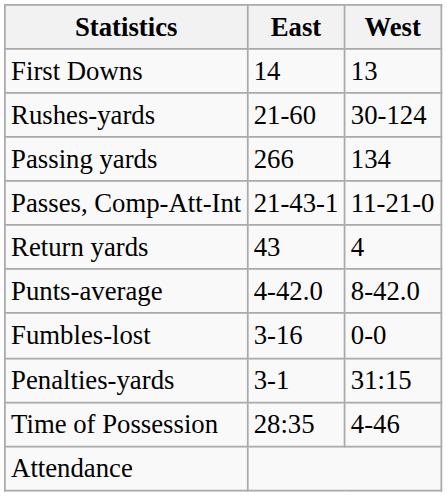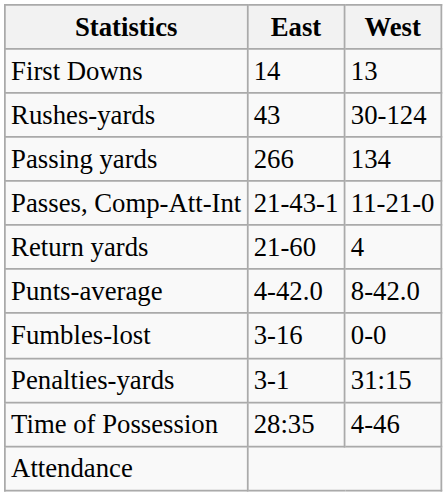(285, 114) 21-60 -> (267, 114) 43
(267, 247) 43 -> (285, 247) 21-60
